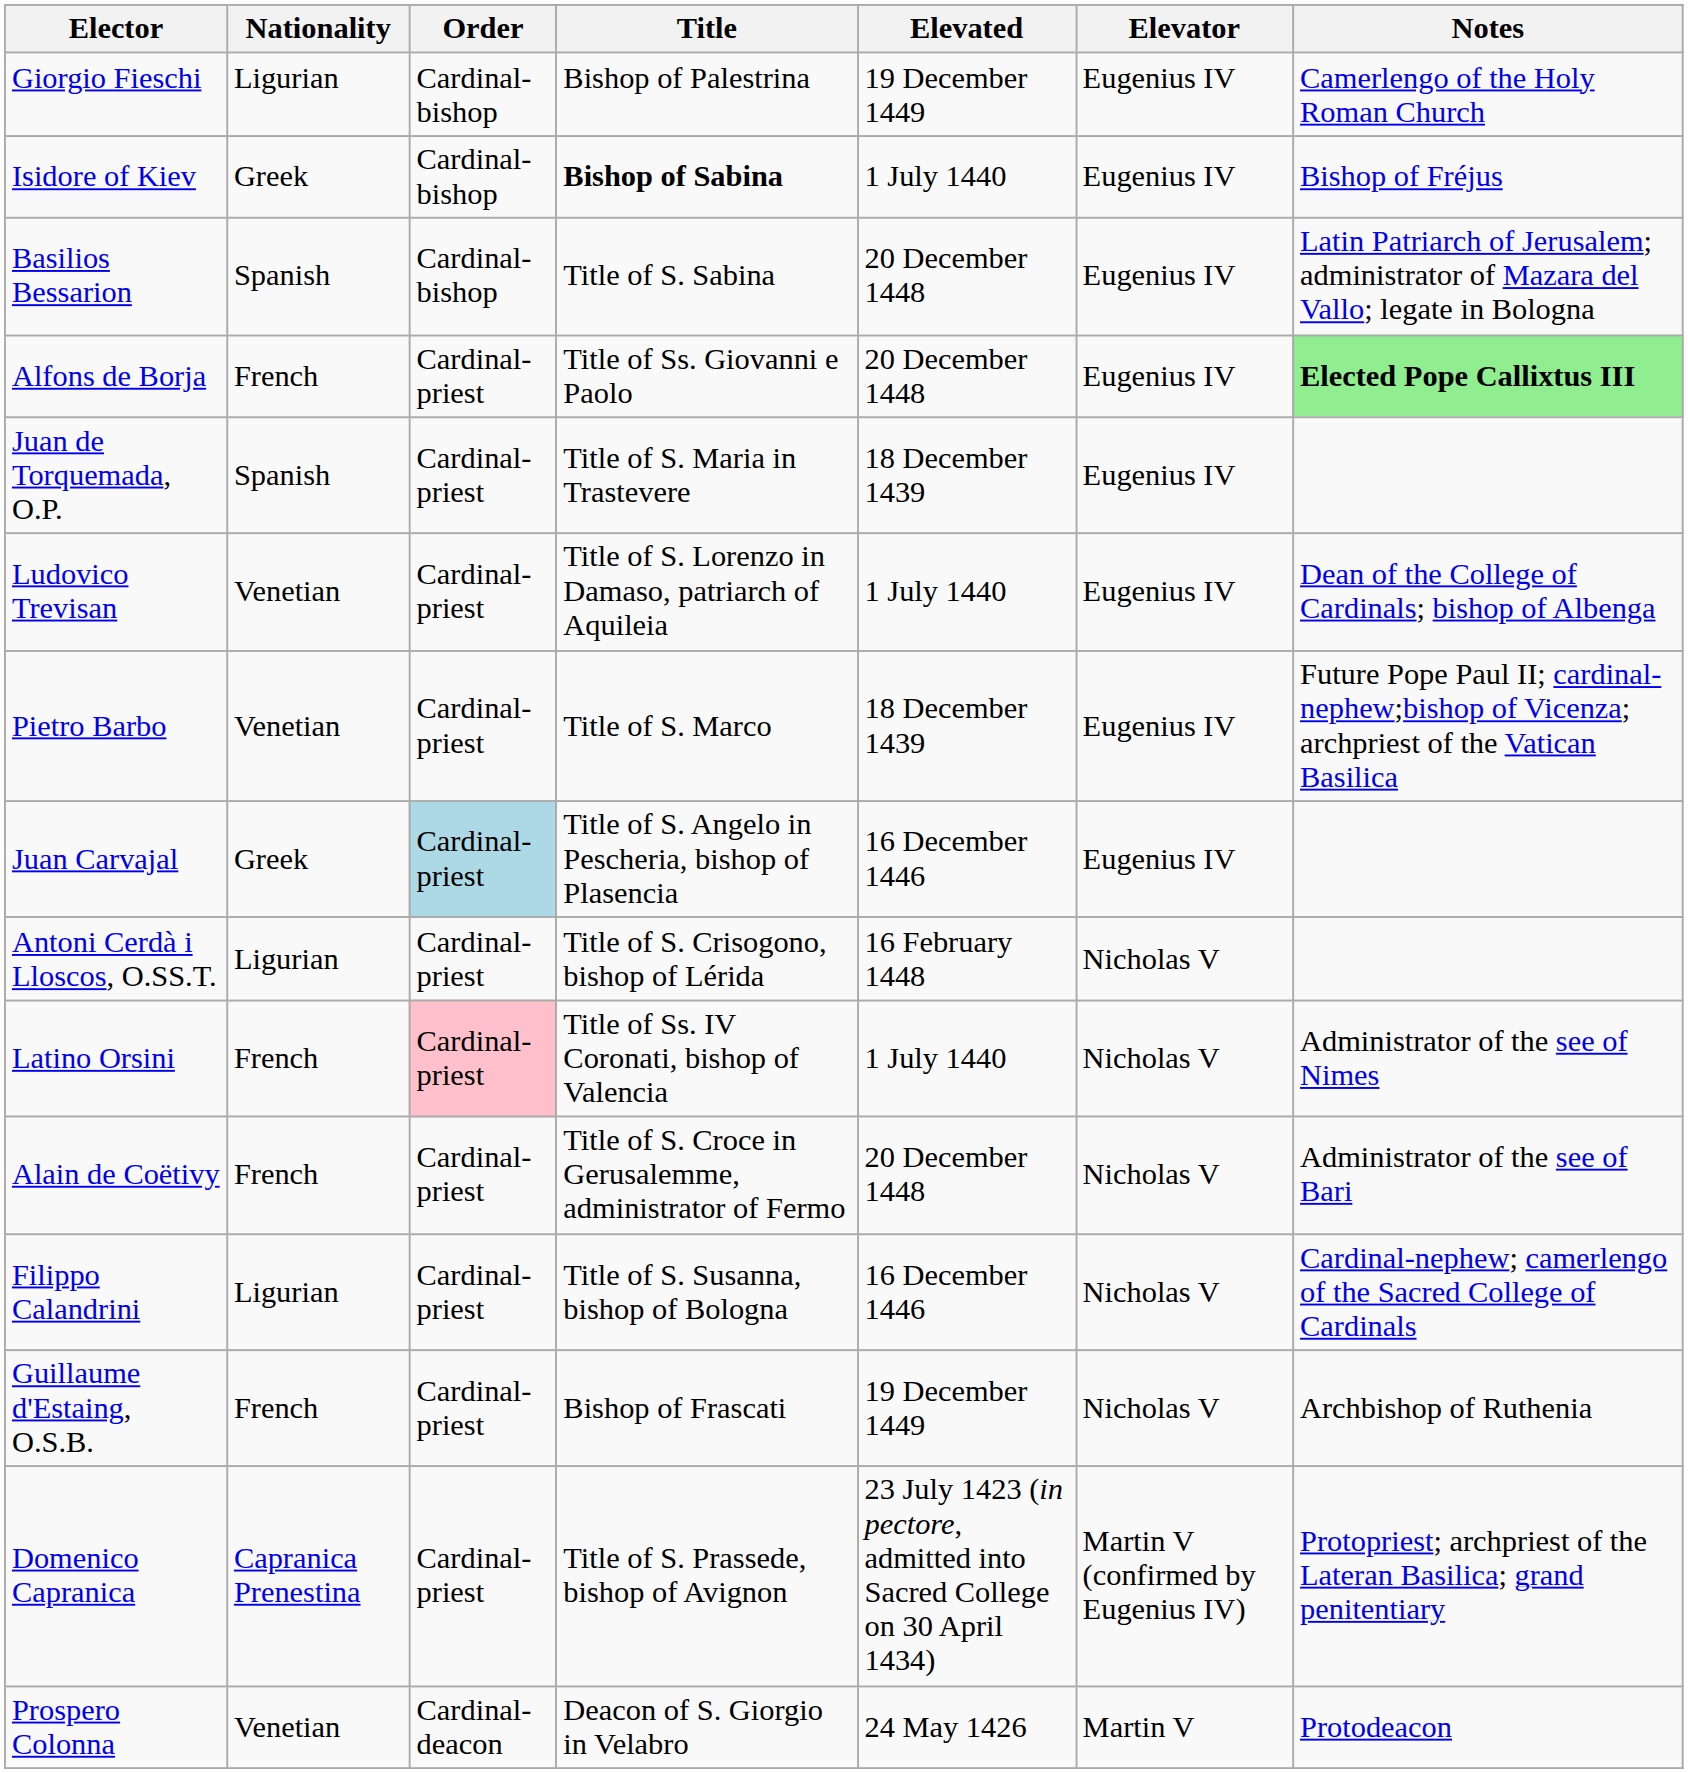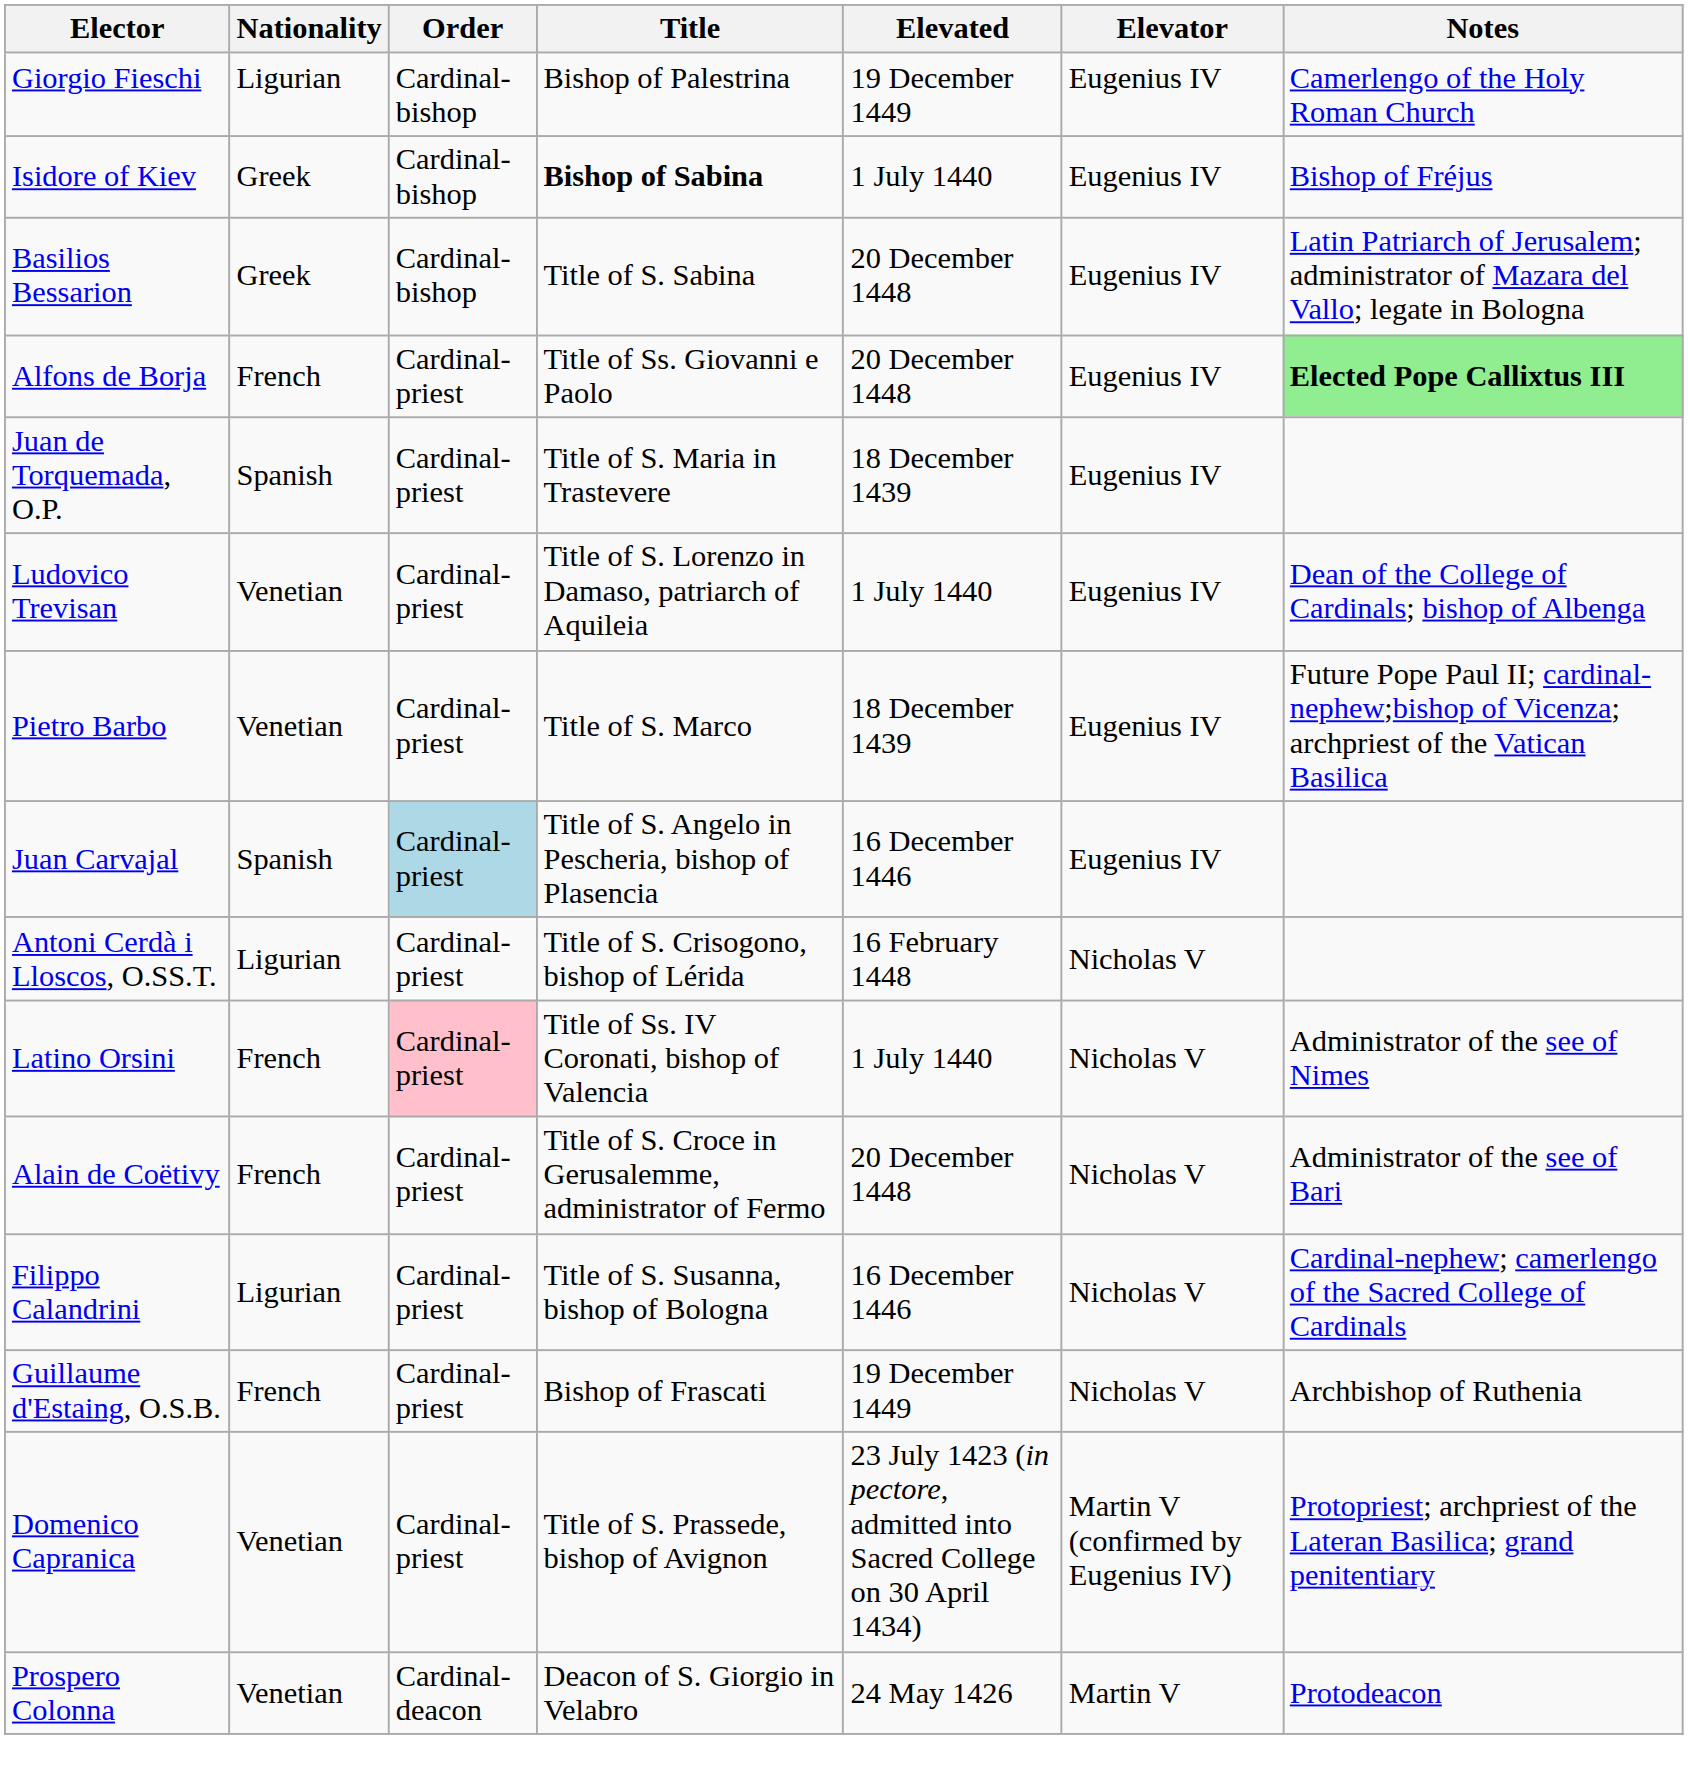(282, 275) Spanish -> (274, 275) Greek
(271, 858) Greek -> (285, 858) Spanish
(297, 1575) Capranica Prenestina -> (290, 1541) Venetian
